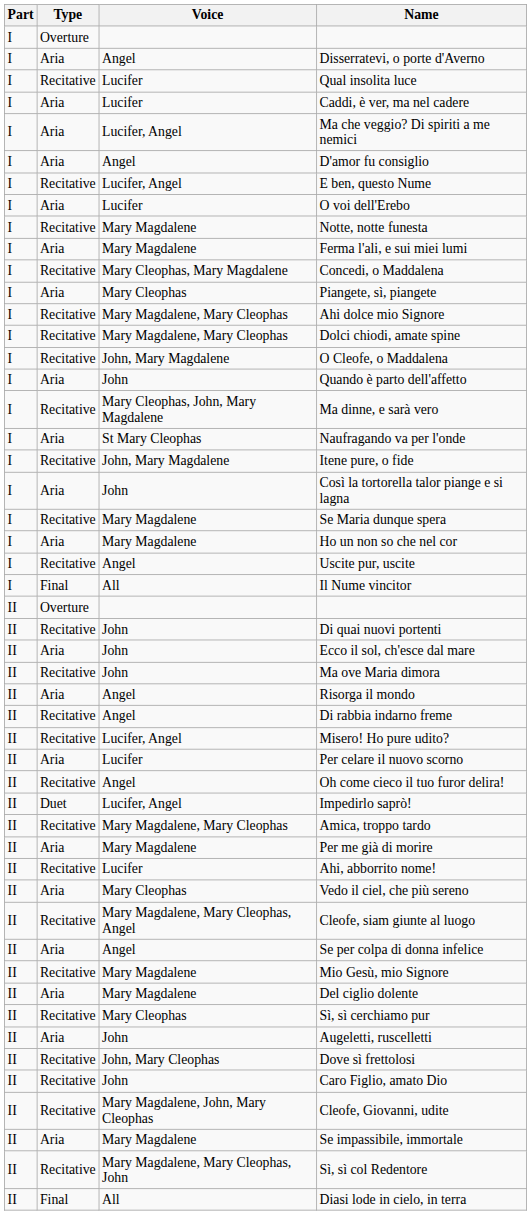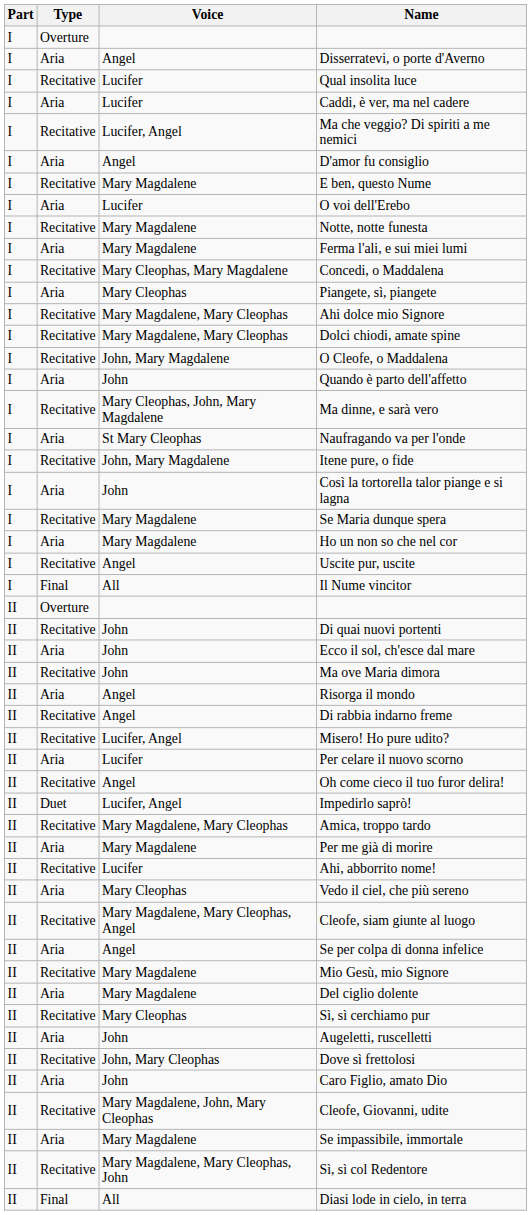(52, 132) Aria -> (68, 132) Recitative
(142, 183) Lucifer, Angel -> (149, 183) Mary Magdalene
(68, 1081) Recitative -> (52, 1081) Aria
